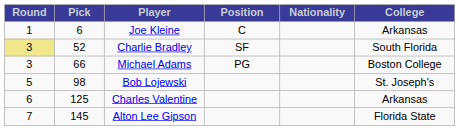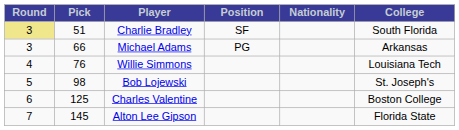- row: (154, 30)
(79, 47) 52 -> (79, 30) 51
(405, 64) Boston College -> (405, 47) Arkansas
+ row: (154, 64)
(405, 99) Arkansas -> (405, 99) Boston College
